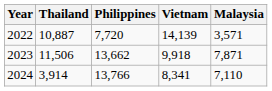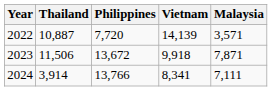(112, 55) 13,662 -> (112, 55) 13,672
(228, 75) 7,110 -> (228, 75) 7,111
